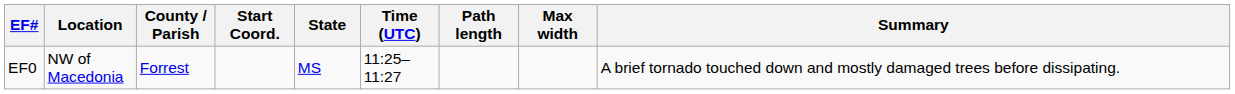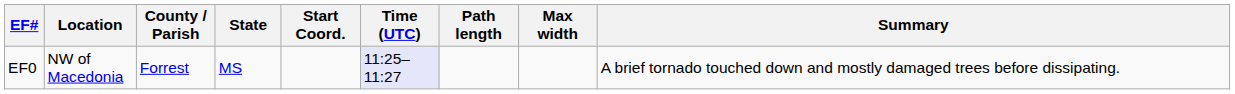columns swapped: (327, 25) <-> (255, 25)
(387, 67) no background -> (387, 67) lavender background
